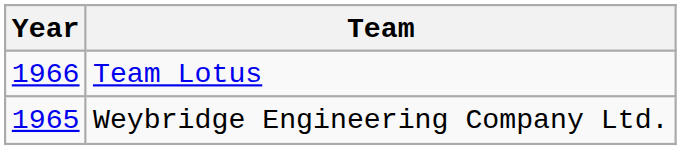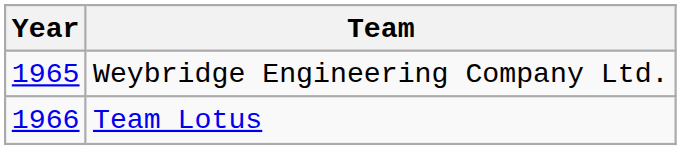rows swapped: (381, 120) <-> (178, 74)
